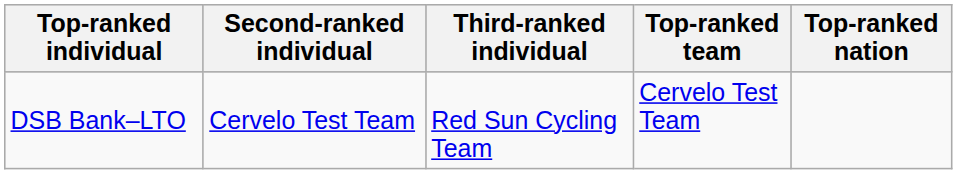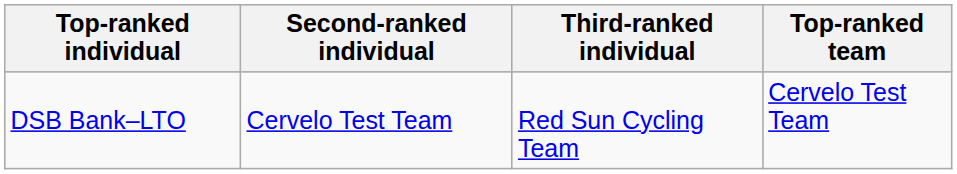- column: (871, 38)
